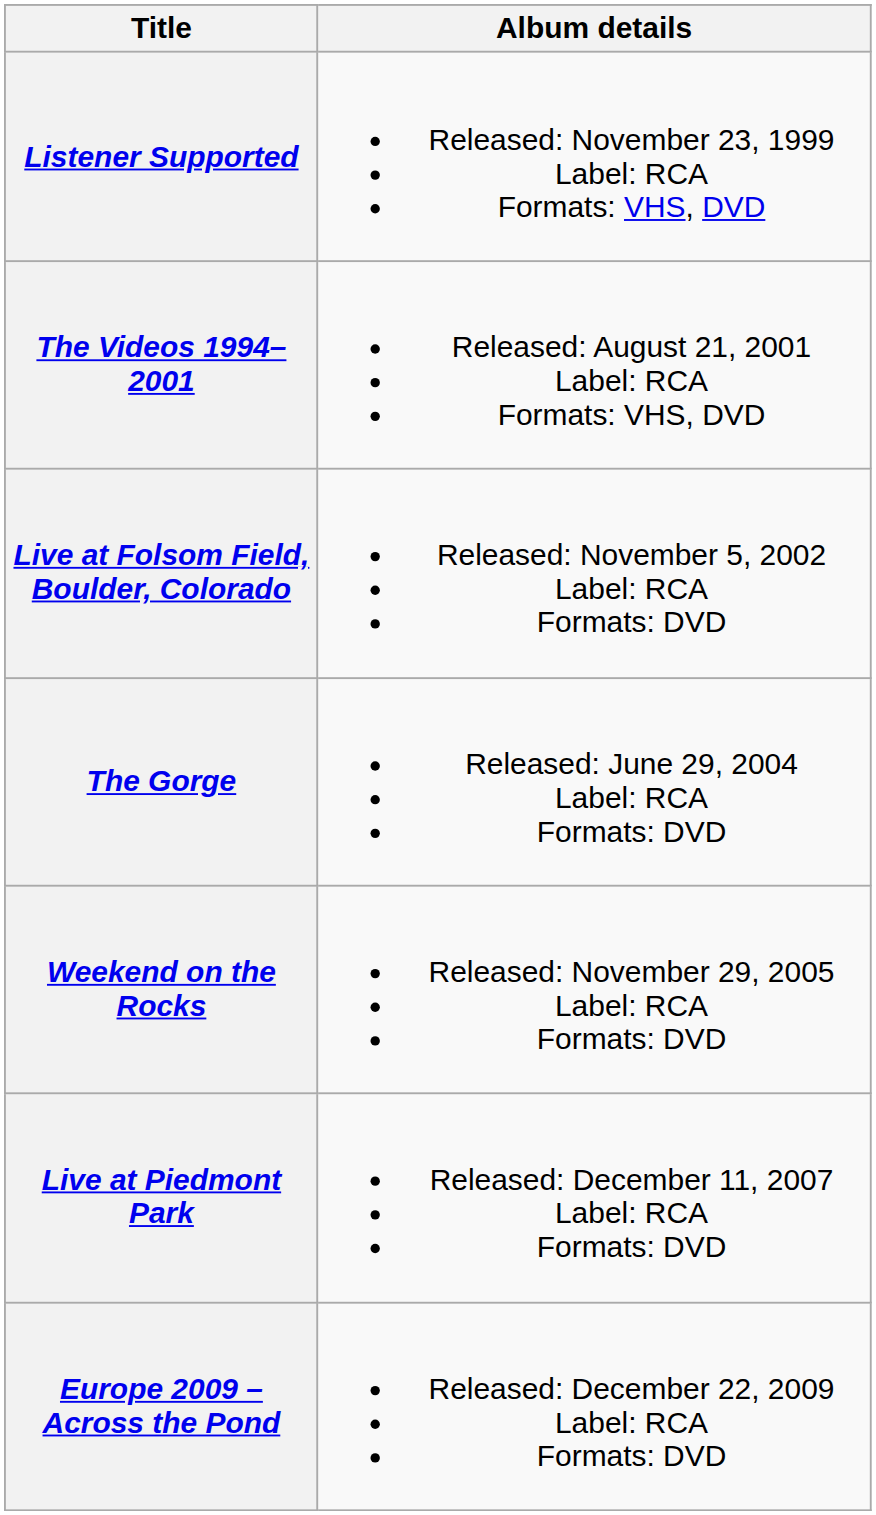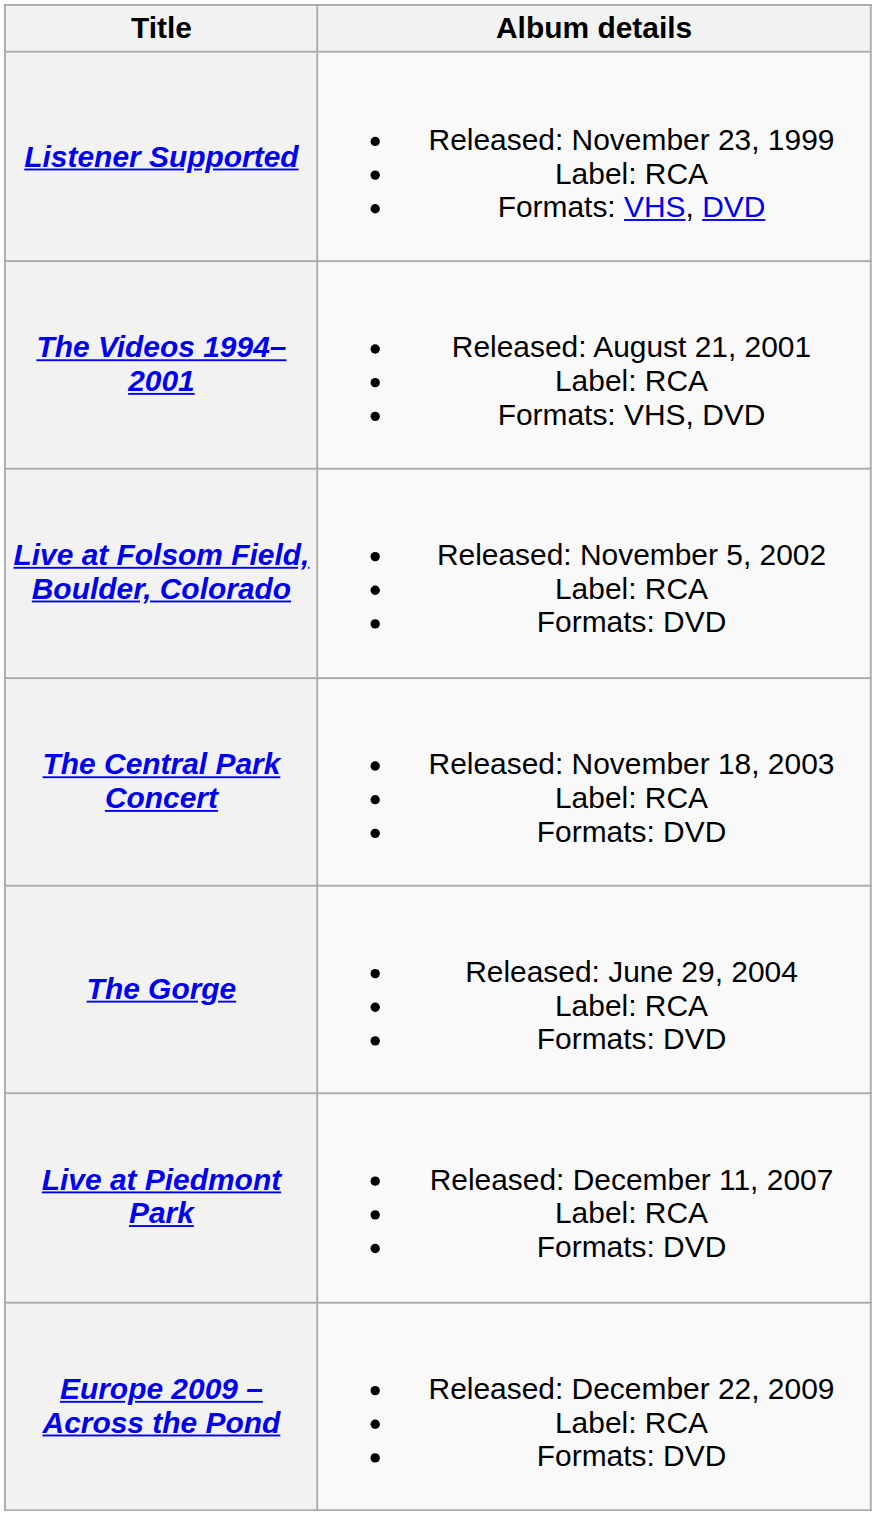+ row: (161, 780)
- row: (161, 989)
